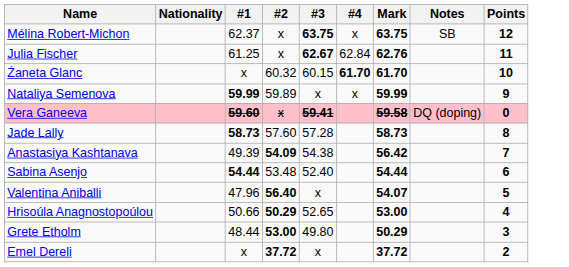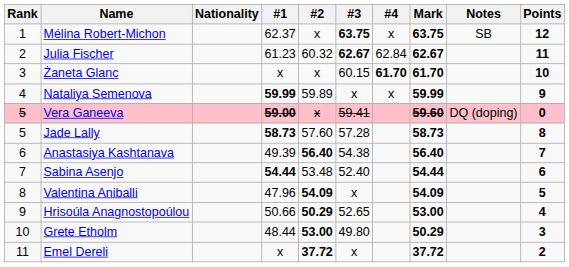+ column: (23, 14)
(244, 53) 61.25 -> (280, 53) 61.23
(281, 53) x -> (317, 53) 60.32
(392, 53) 62.76 -> (428, 53) 62.67
(281, 73) 60.32 -> (317, 73) x
(244, 113) 59.60 -> (280, 113) 59.00
(318, 113) bold -> (354, 113) normal
(392, 113) 59.58 -> (428, 113) 59.60
(281, 152) 54.09 -> (317, 152) 56.40
(392, 152) 56.42 -> (428, 152) 56.40
(281, 192) 56.40 -> (317, 192) 54.09
(392, 192) 54.07 -> (428, 192) 54.09
